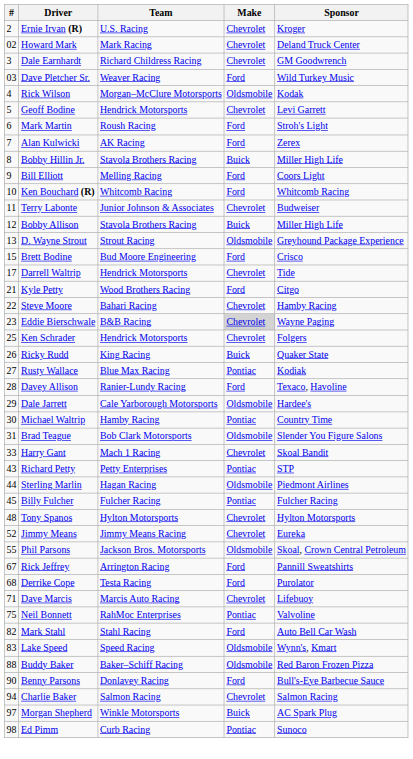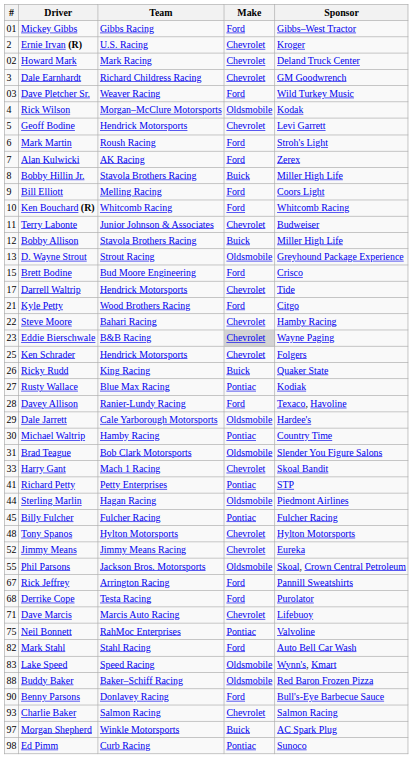+ row: (49, 29)
(12, 468) 43 -> (12, 485) 41
(12, 697) 94 -> (12, 713) 93
